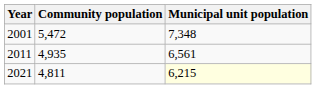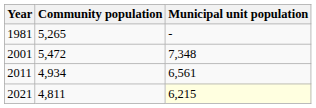+ row: (20, 34)
(52, 53) 4,935 -> (52, 73) 4,934
